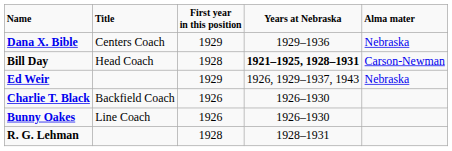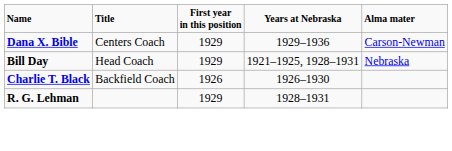(387, 42) Nebraska -> (405, 42) Carson-Newman
(211, 61) 1928 -> (211, 61) 1929
(303, 61) bold -> (303, 61) normal
(405, 61) Carson-Newman -> (387, 61) Nebraska
- row: (28, 79)
- row: (41, 117)
(211, 136) 1928 -> (211, 98) 1929
